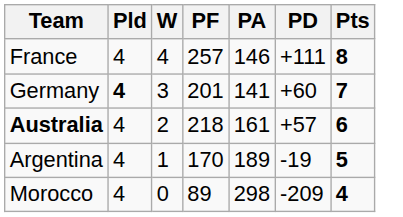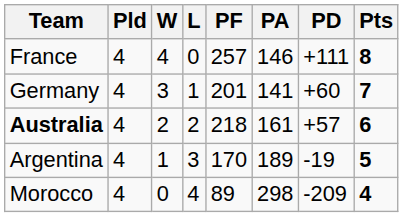+ column: (194, 21)
(119, 90) bold -> (119, 90) normal
